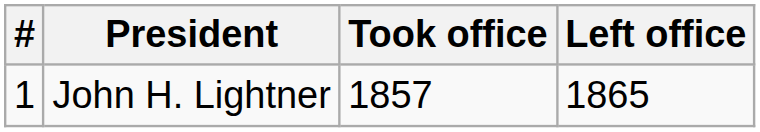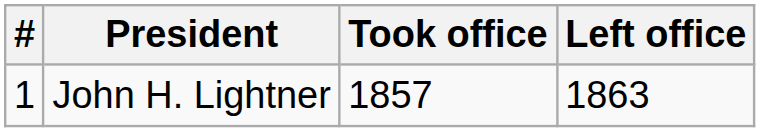(607, 94) 1865 -> (607, 94) 1863
